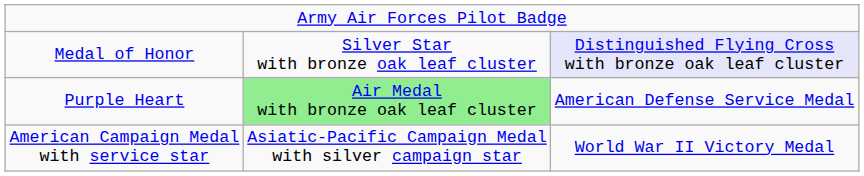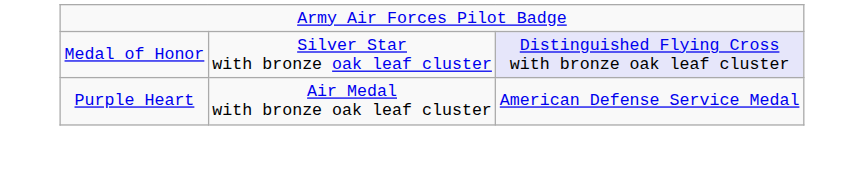(397, 101) lightgreen background -> (352, 101) no background
- row: (124, 148)
